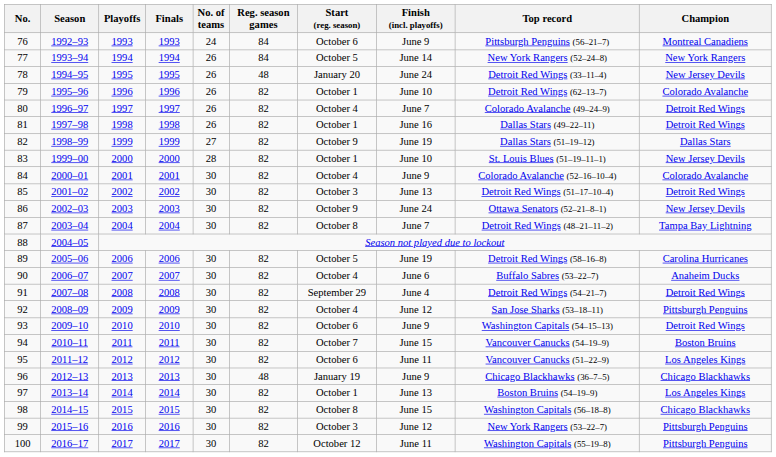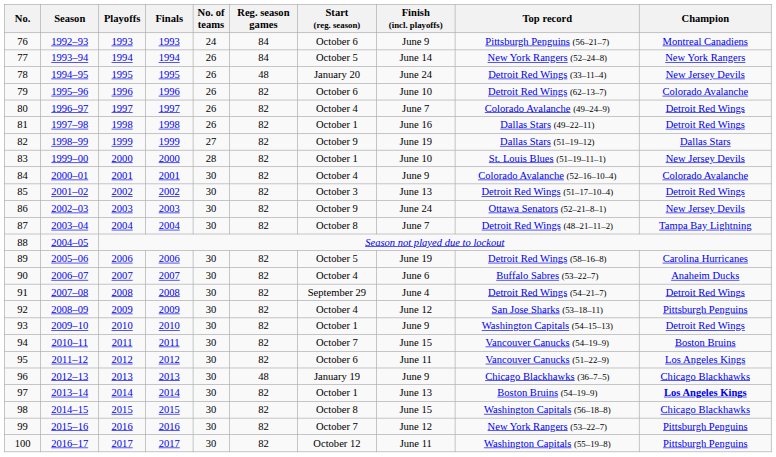(337, 91) October 1 -> (337, 91) October 6
(337, 326) October 6 -> (337, 326) October 1
(705, 393) normal -> (705, 393) bold
(337, 426) October 3 -> (337, 426) October 7
